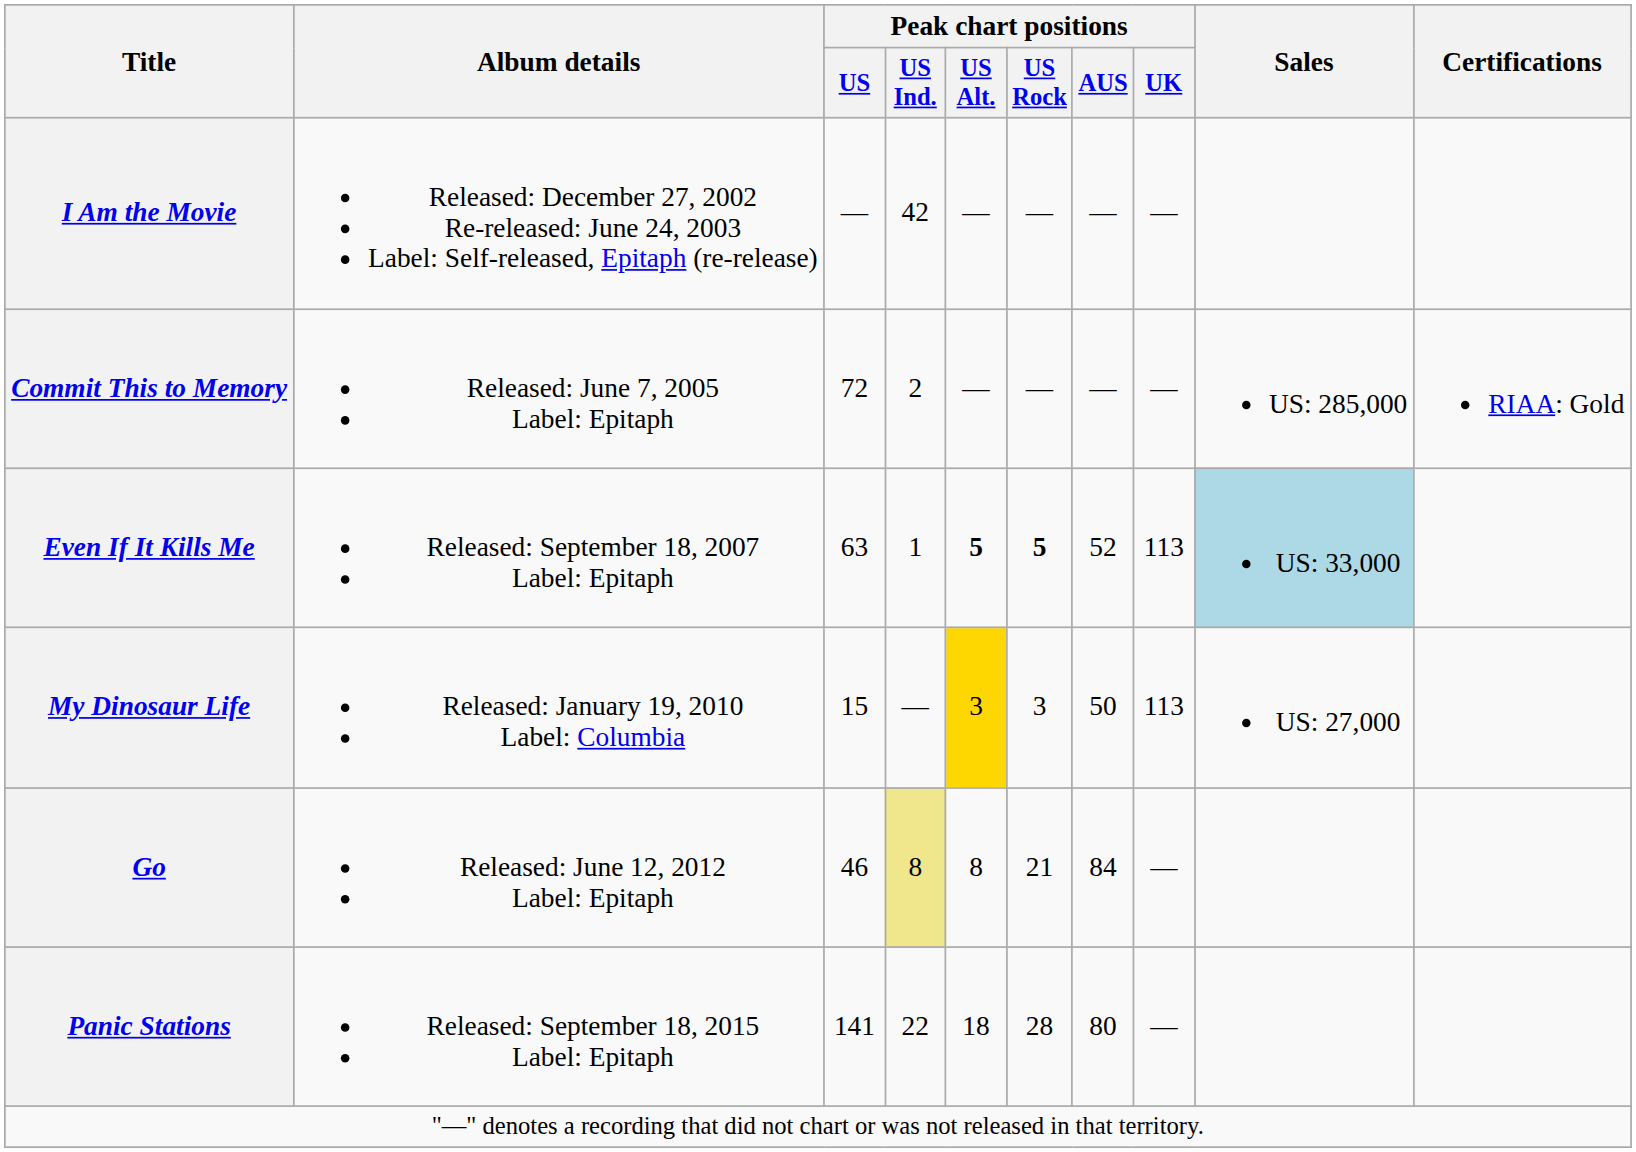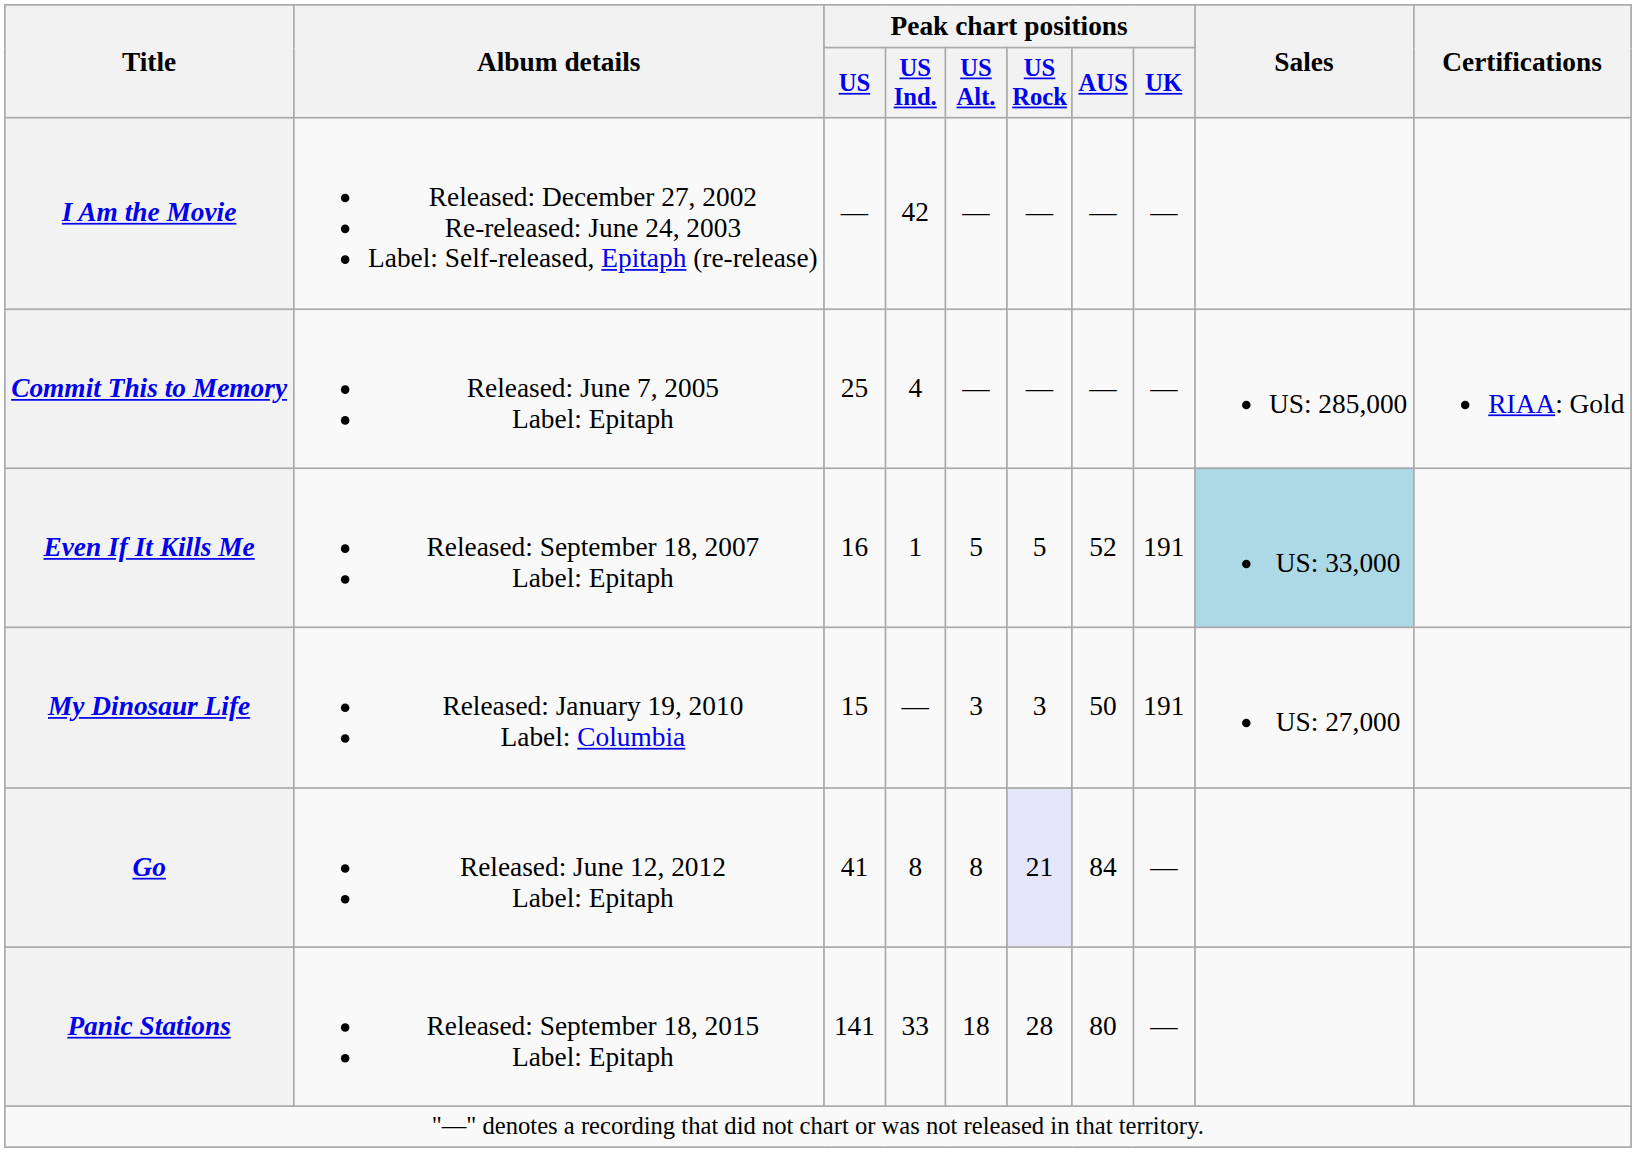(854, 387) 72 -> (854, 387) 25
(915, 387) 2 -> (915, 387) 4
(854, 547) 63 -> (854, 547) 16
(976, 547) bold -> (976, 547) normal
(1040, 547) bold -> (1040, 547) normal
(1164, 547) 113 -> (1164, 547) 191
(976, 707) gold background -> (976, 707) no background
(1164, 707) 113 -> (1164, 707) 191
(854, 866) 46 -> (854, 866) 41
(915, 866) khaki background -> (915, 866) no background
(1040, 866) no background -> (1040, 866) lavender background
(915, 1026) 22 -> (915, 1026) 33
